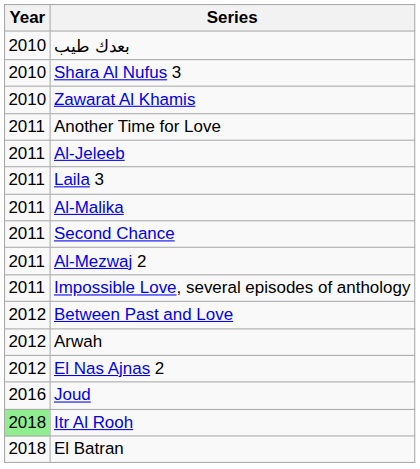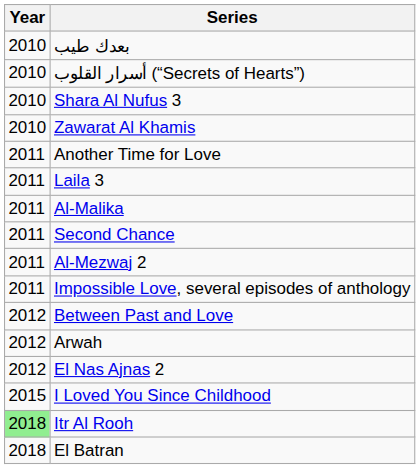+ row: (179, 73)
- row: (89, 153)
+ row: (162, 396)
- row: (72, 395)
